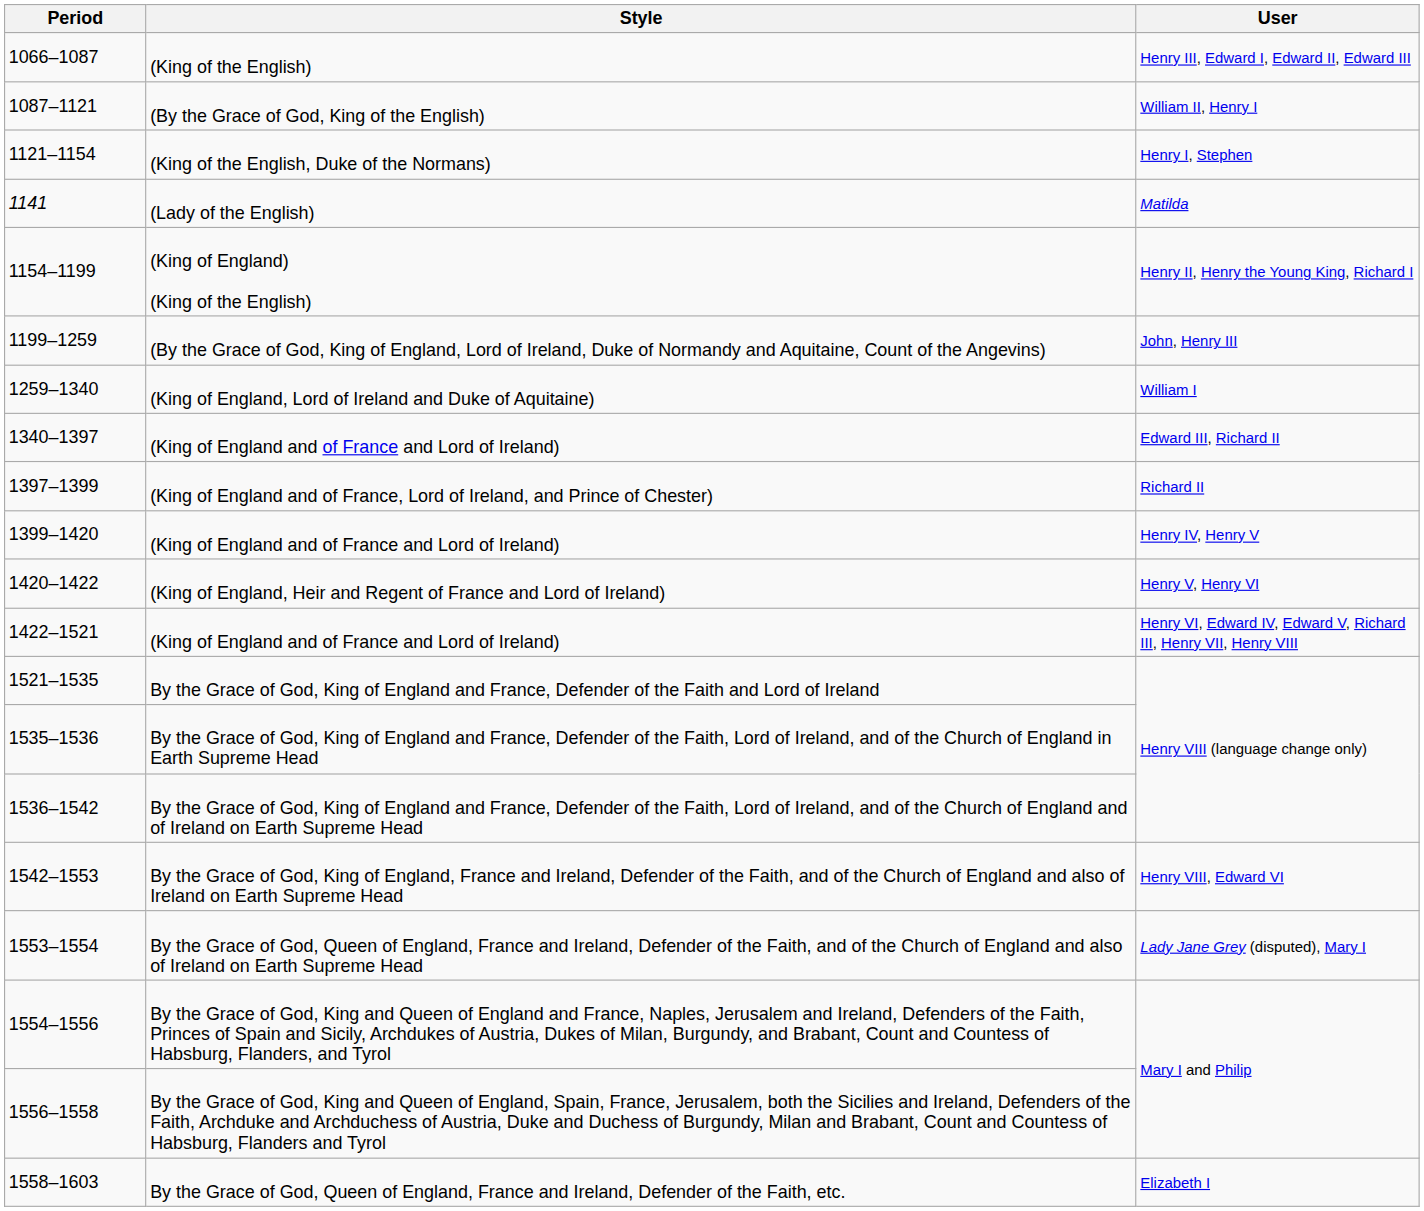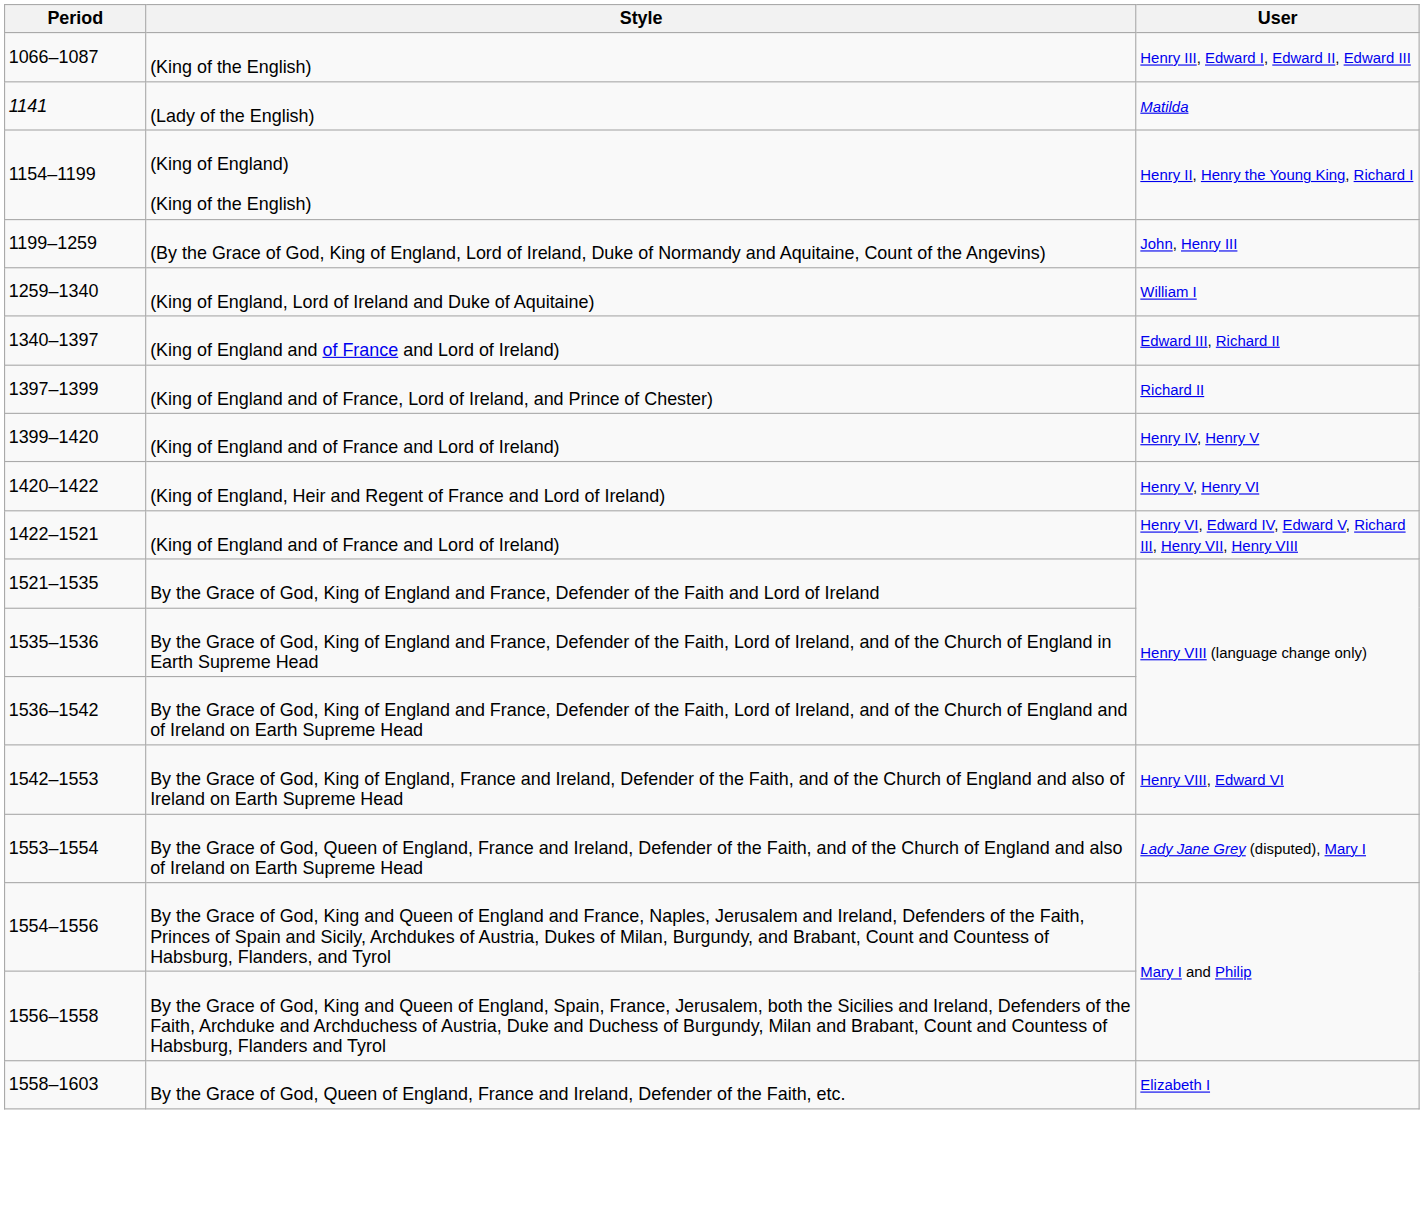- row: (53, 105)
- row: (52, 154)
